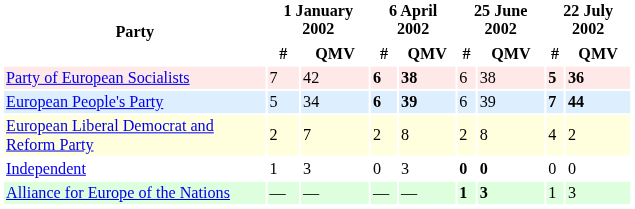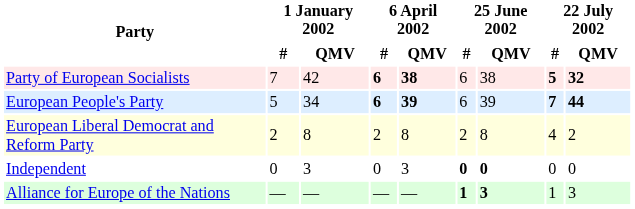(576, 77) 36 -> (576, 77) 32
(307, 135) 7 -> (307, 135) 8
(274, 168) 1 -> (274, 168) 0
